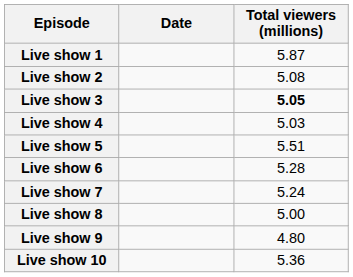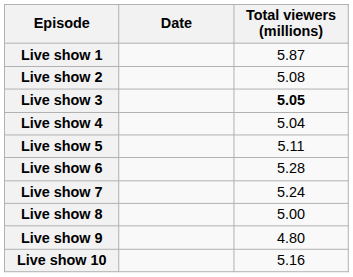(291, 123) 5.03 -> (291, 123) 5.04
(291, 146) 5.51 -> (291, 146) 5.11
(291, 260) 5.36 -> (291, 260) 5.16
